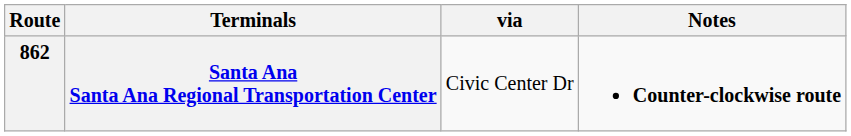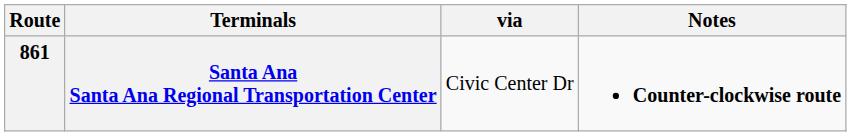(35, 52) 862 -> (35, 52) 861
